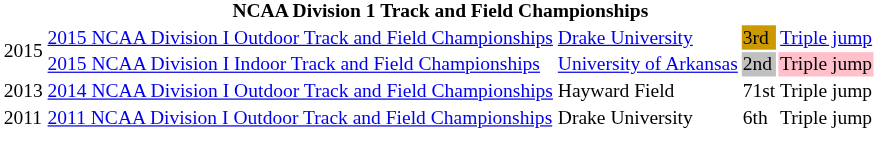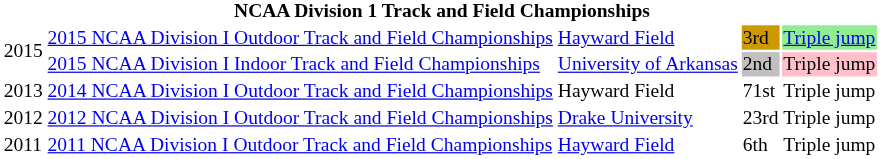(625, 37) Drake University -> (616, 37) Hayward Field
(826, 37) no background -> (829, 37) lightgreen background
+ row: (300, 117)
(625, 117) Drake University -> (616, 144) Hayward Field
